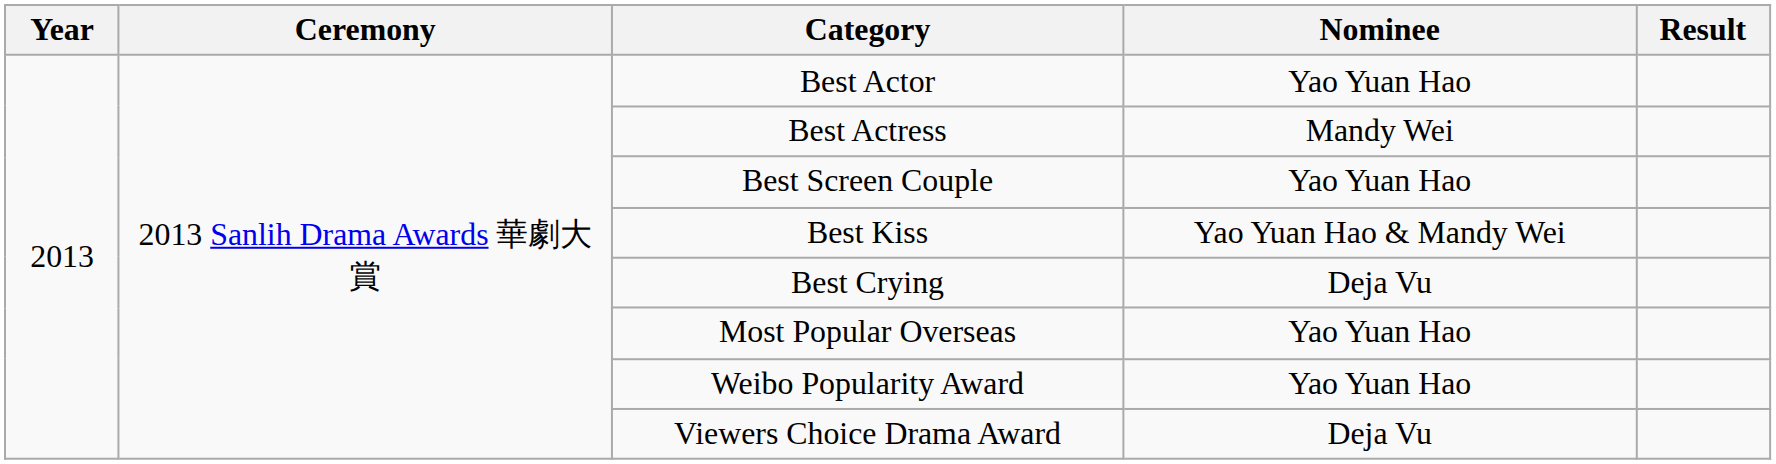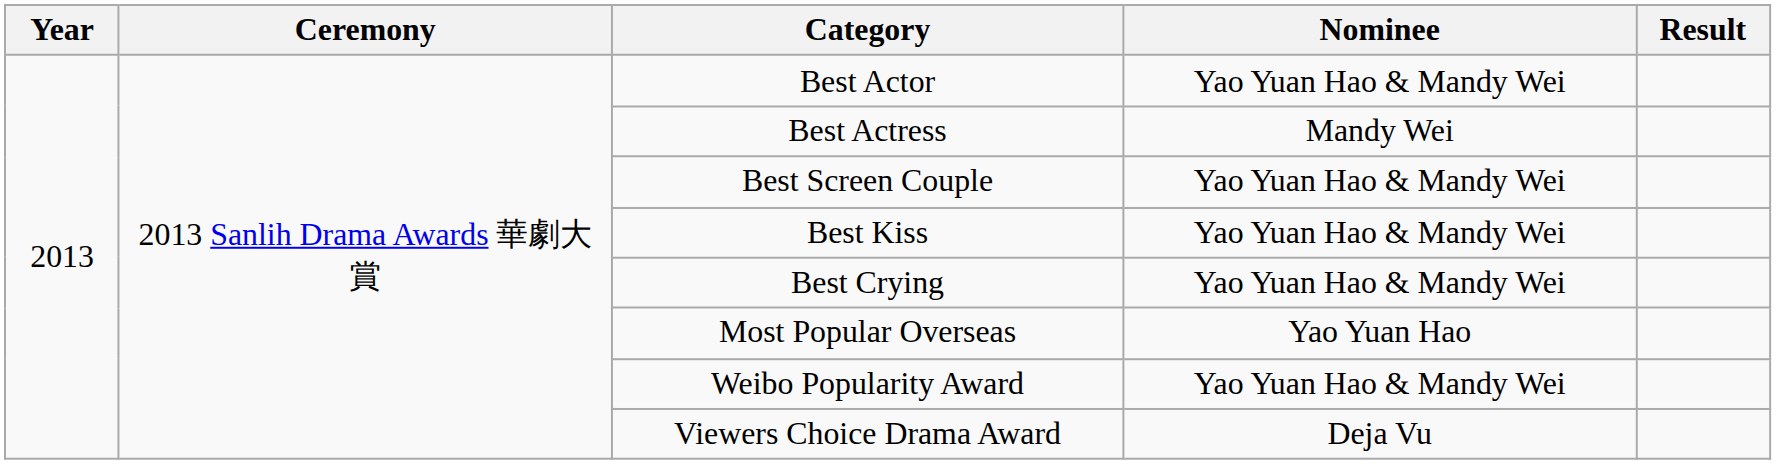(1380, 80) Yao Yuan Hao -> (1380, 80) Yao Yuan Hao & Mandy Wei
(1380, 181) Yao Yuan Hao -> (1380, 181) Yao Yuan Hao & Mandy Wei
(1380, 282) Deja Vu -> (1380, 282) Yao Yuan Hao & Mandy Wei
(1380, 383) Yao Yuan Hao -> (1380, 383) Yao Yuan Hao & Mandy Wei
